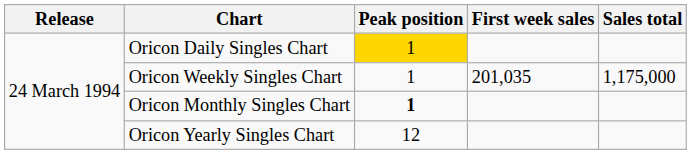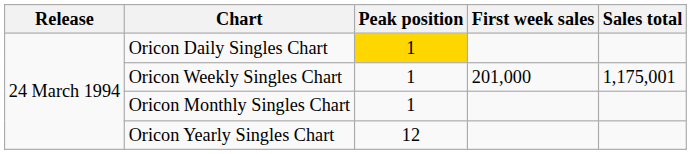(501, 76) 201,035 -> (501, 76) 201,000
(639, 76) 1,175,000 -> (639, 76) 1,175,001
(411, 105) bold -> (411, 105) normal
